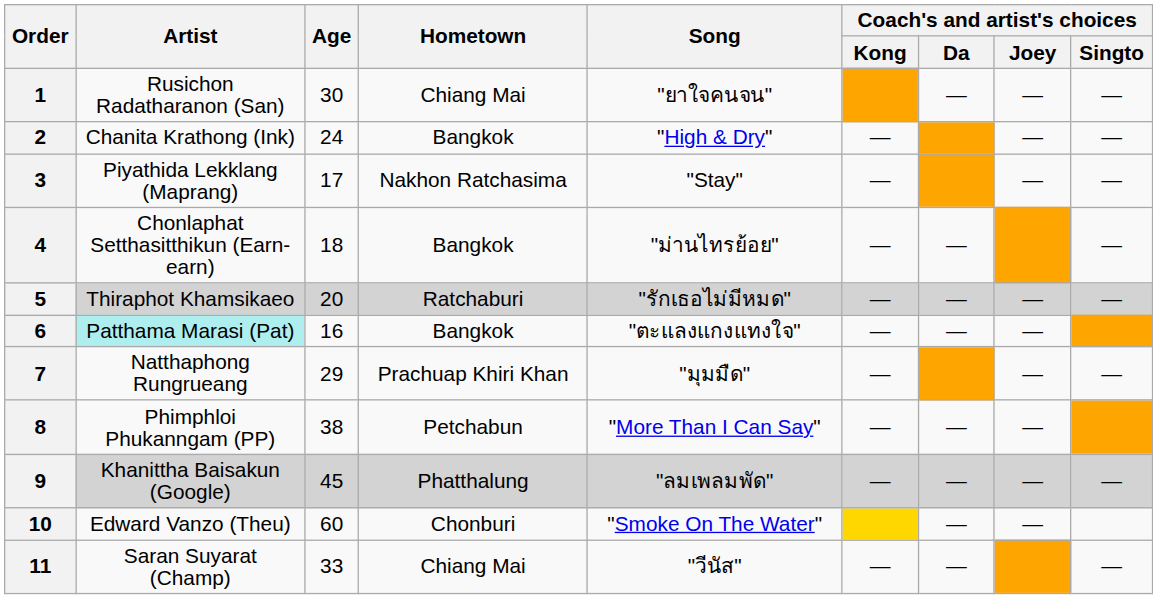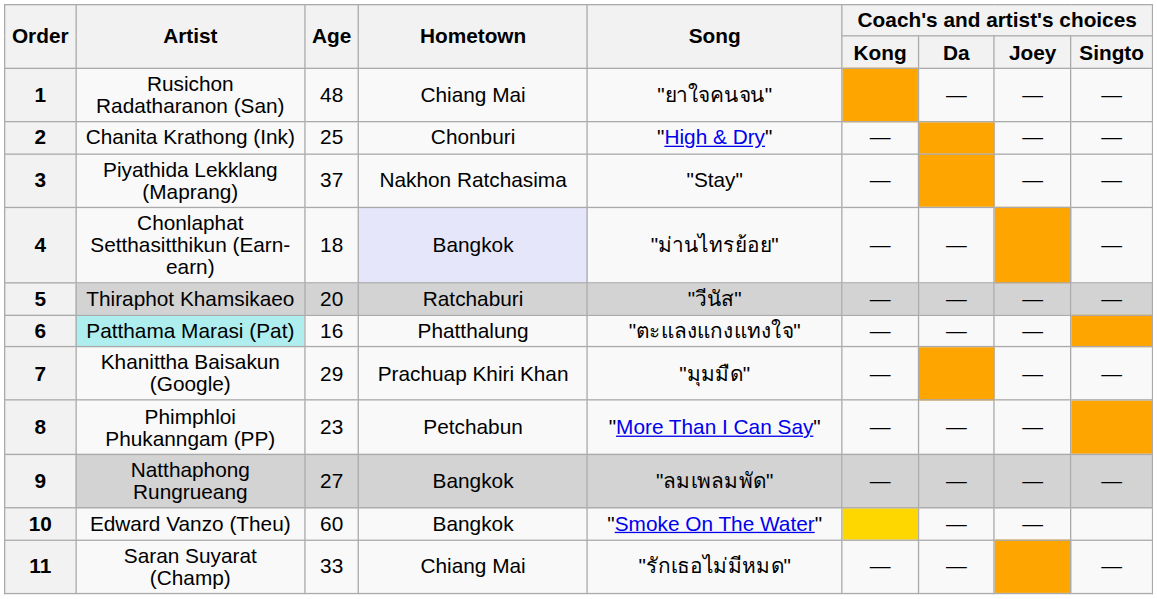(332, 95) 30 -> (332, 95) 48
(332, 138) 24 -> (332, 138) 25
(473, 138) Bangkok -> (473, 138) Chonburi
(332, 180) 17 -> (332, 180) 37
(473, 245) no background -> (473, 245) lavender background
(715, 299) "รักเธอไม่มีหมด" -> (715, 299) "วีนัส"
(473, 331) Bangkok -> (473, 331) Phatthalung
(190, 373) Natthaphong Rungrueang -> (190, 373) Khanittha Baisakun (Google)
(332, 427) 38 -> (332, 427) 23
(190, 481) Khanittha Baisakun (Google) -> (190, 481) Natthaphong Rungrueang
(332, 481) 45 -> (332, 481) 27
(473, 481) Phatthalung -> (473, 481) Bangkok
(473, 524) Chonburi -> (473, 524) Bangkok
(715, 566) "วีนัส" -> (715, 566) "รักเธอไม่มีหมด"
